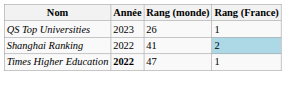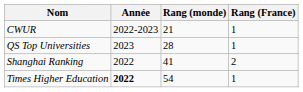+ row: (21, 29)
(152, 29) 26 -> (168, 45) 28
(217, 45) lightblue background -> (234, 62) no background
(152, 62) 47 -> (168, 78) 54
